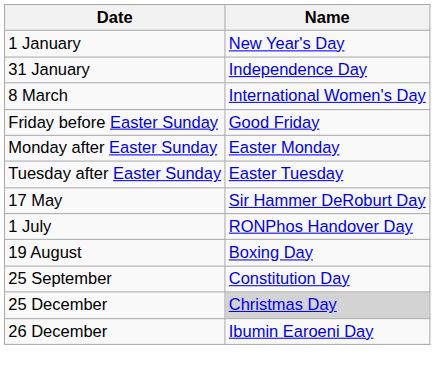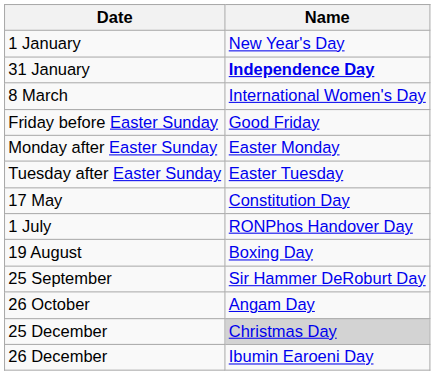(298, 69) normal -> (302, 69) bold
(327, 200) Sir Hammer DeRoburt Day -> (289, 200) Constitution Day
(289, 278) Constitution Day -> (327, 278) Sir Hammer DeRoburt Day
+ row: (49, 305)
